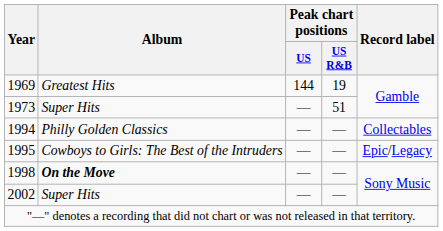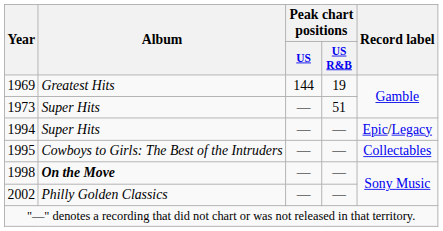(105, 129) Philly Golden Classics -> (71, 129) Super Hits
(397, 129) Collectables -> (397, 129) Epic/Legacy
(397, 151) Epic/Legacy -> (397, 151) Collectables
(71, 194) Super Hits -> (105, 194) Philly Golden Classics
